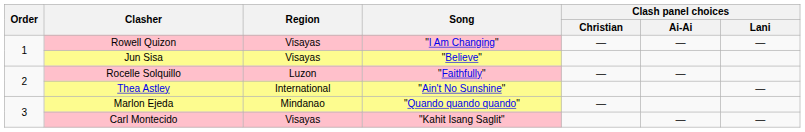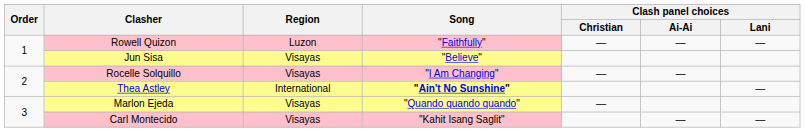(303, 43) Visayas -> (303, 43) Luzon
(462, 43) "I Am Changing" -> (462, 43) "Faithfully"
(303, 73) Luzon -> (303, 73) Visayas
(462, 73) "Faithfully" -> (462, 73) "I Am Changing"
(462, 89) normal -> (462, 89) bold
(303, 104) Mindanao -> (303, 104) Visayas
